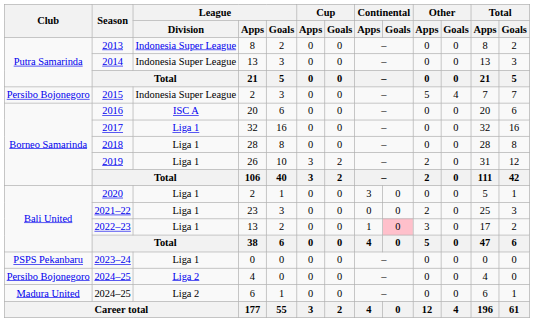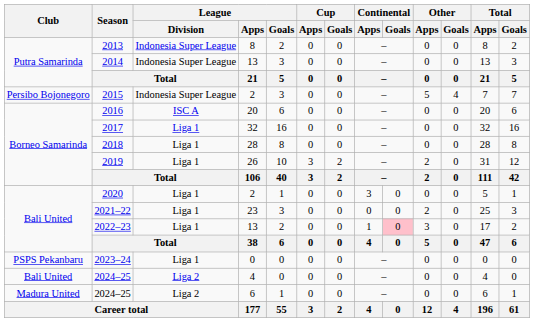(48, 276) Persibo Bojonegoro -> (48, 276) Bali United
